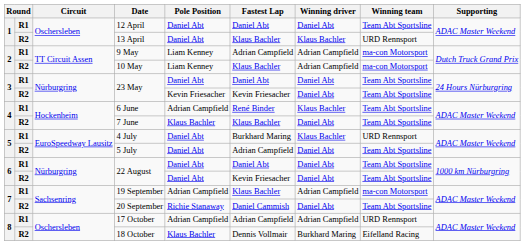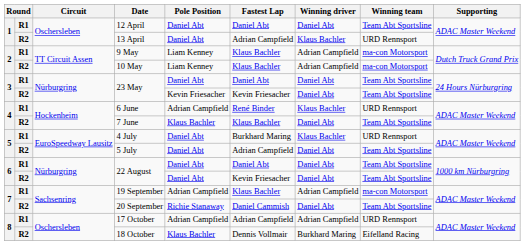(256, 38) Klaus Bachler -> (263, 38) Adrian Campfield
(263, 52) Adrian Campfield -> (256, 52) Klaus Bachler
(397, 108) Team Abt Sportsline -> (390, 108) URD Rennsport
